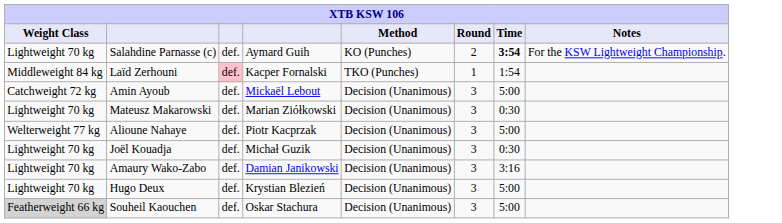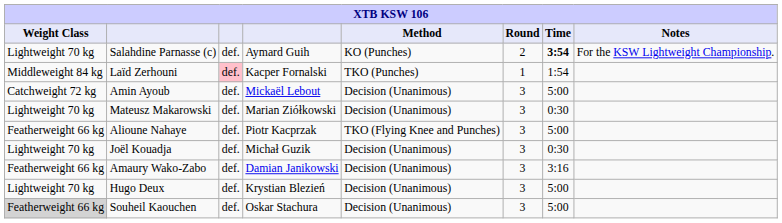(54, 130) Welterweight 77 kg -> (56, 130) Featherweight 66 kg
(398, 130) Decision (Unanimous) -> (422, 130) TKO (Flying Knee and Punches)
(51, 169) Lightweight 70 kg -> (56, 169) Featherweight 66 kg
